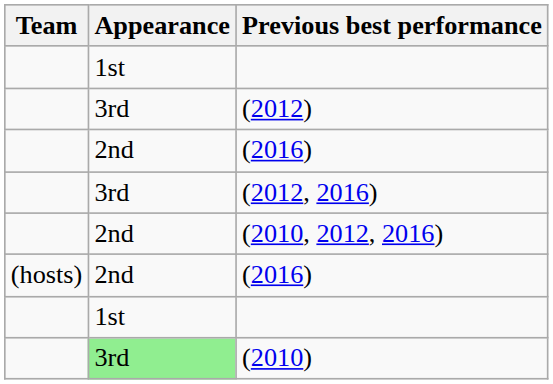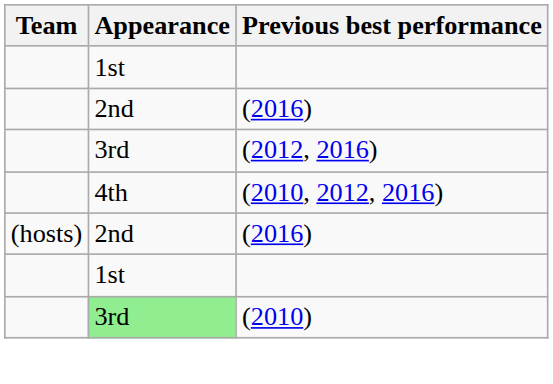- row: (47, 109)
(114, 233) 2nd -> (111, 191) 4th
